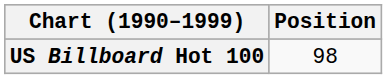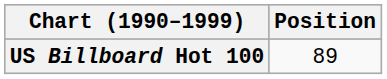(325, 57) 98 -> (325, 57) 89
